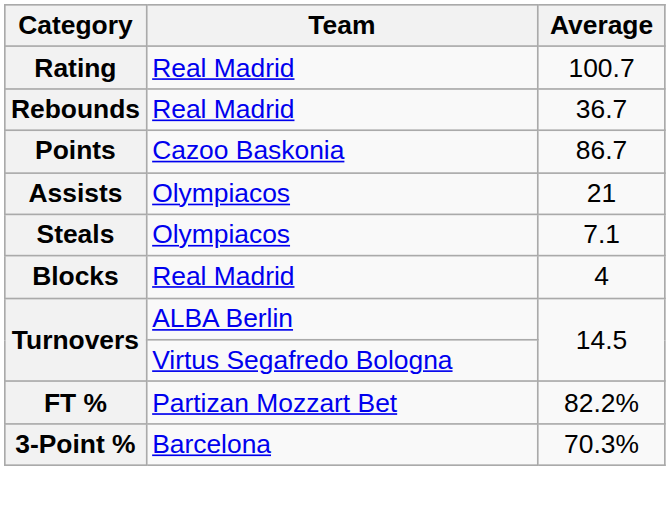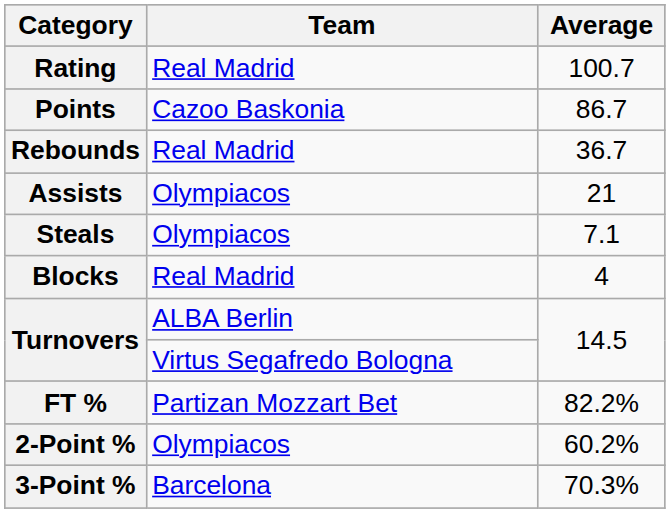rows swapped: (75, 151) <-> (75, 109)
+ row: (75, 444)
